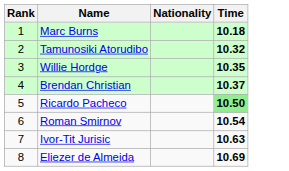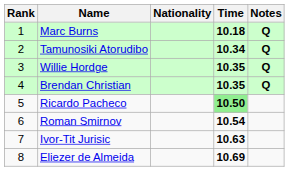+ column: (266, 13)
(231, 49) 10.32 -> (231, 49) 10.34
(231, 85) 10.37 -> (231, 85) 10.35
